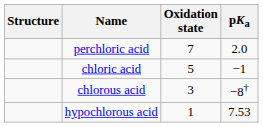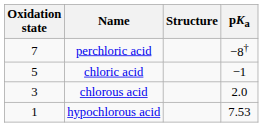columns swapped: (33, 21) <-> (191, 21)
(239, 48) 2.0 -> (239, 50) −8†
(239, 90) −8† -> (239, 92) 2.0
